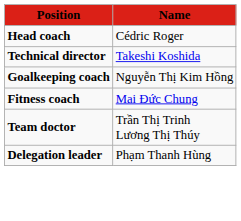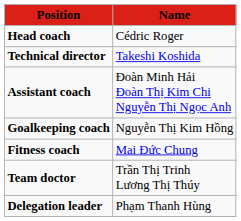+ row: (49, 93)
